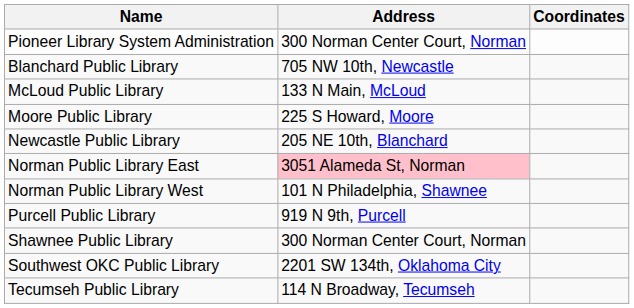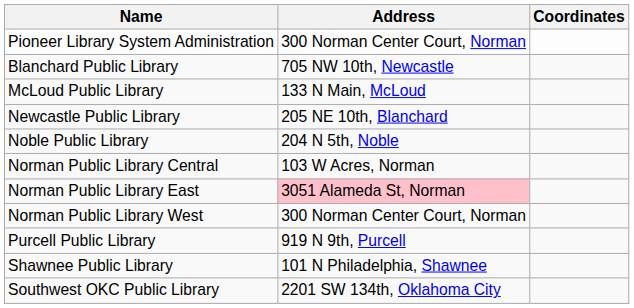- row: (80, 116)
+ row: (78, 141)
+ row: (113, 166)
(384, 191) 101 N Philadelphia, Shawnee -> (404, 215) 300 Norman Center Court, Norman
(404, 240) 300 Norman Center Court, Norman -> (384, 265) 101 N Philadelphia, Shawnee
- row: (94, 290)
